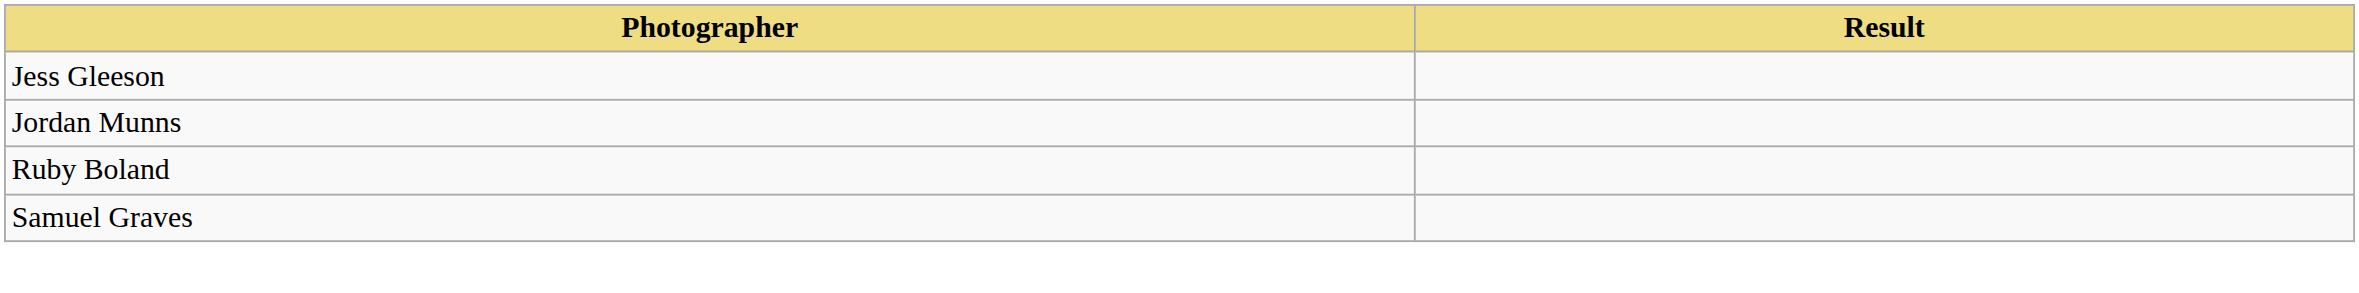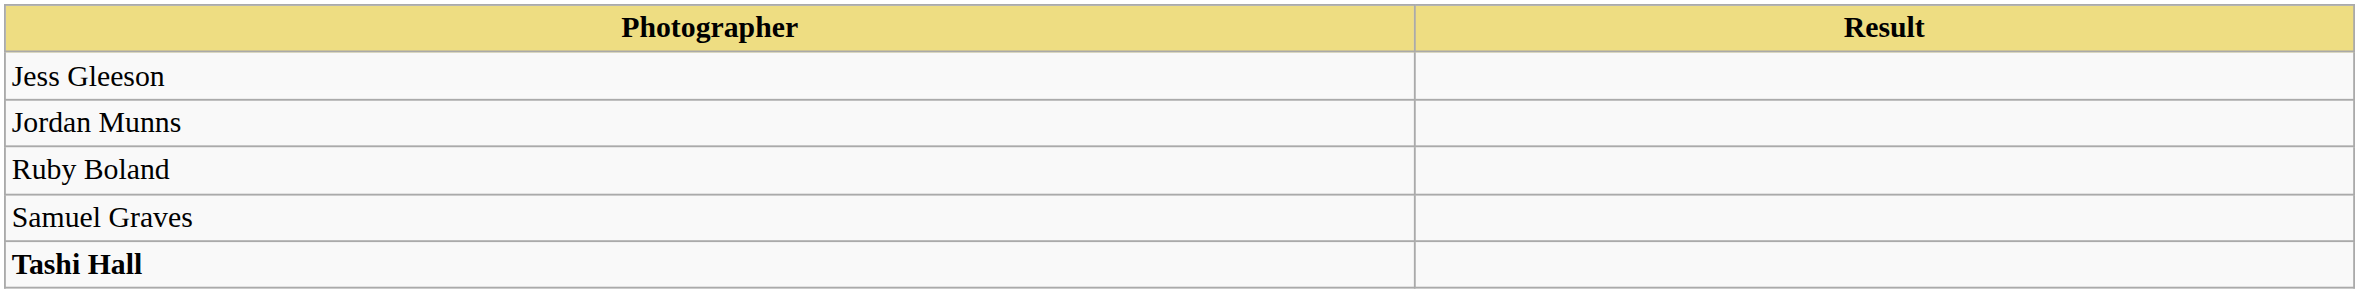+ row: (77, 264)
